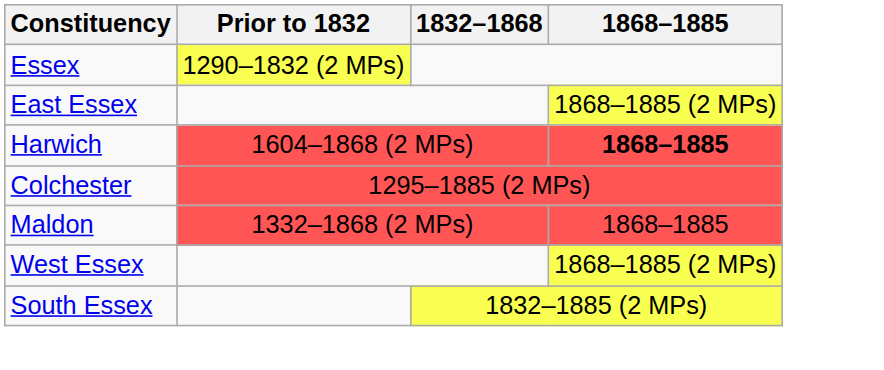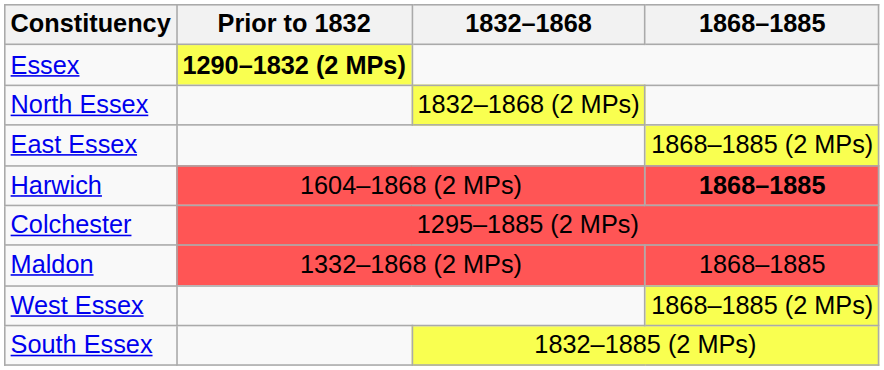(293, 64) normal -> (294, 64) bold
+ row: (79, 104)
